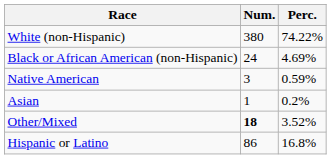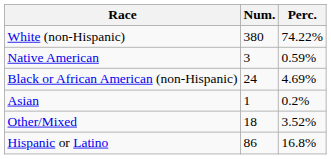rows swapped: (122, 57) <-> (53, 79)
(250, 121) bold -> (250, 121) normal
